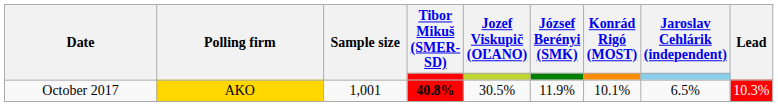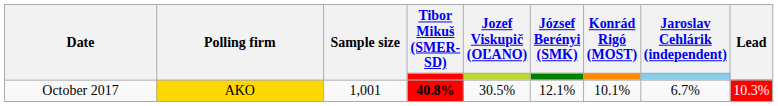(557, 91) 11.9% -> (557, 91) 12.1%
(685, 91) 6.5% -> (685, 91) 6.7%
